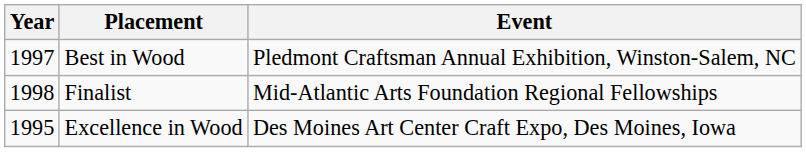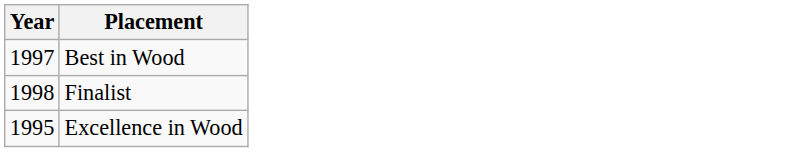- column: (524, 22)
